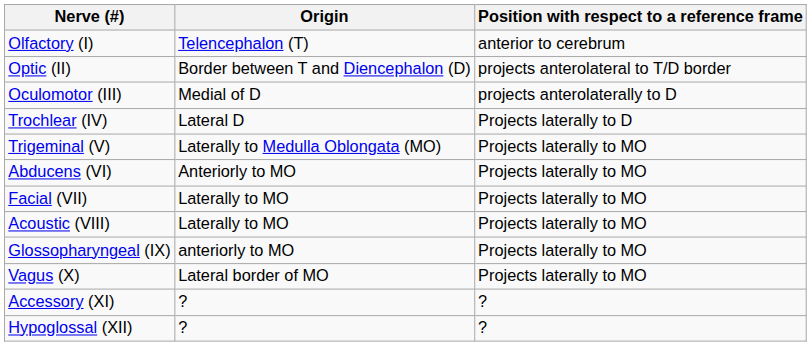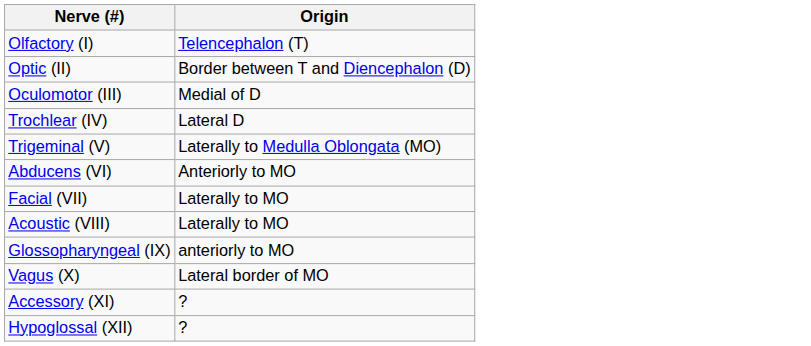- column: (640, 17)
